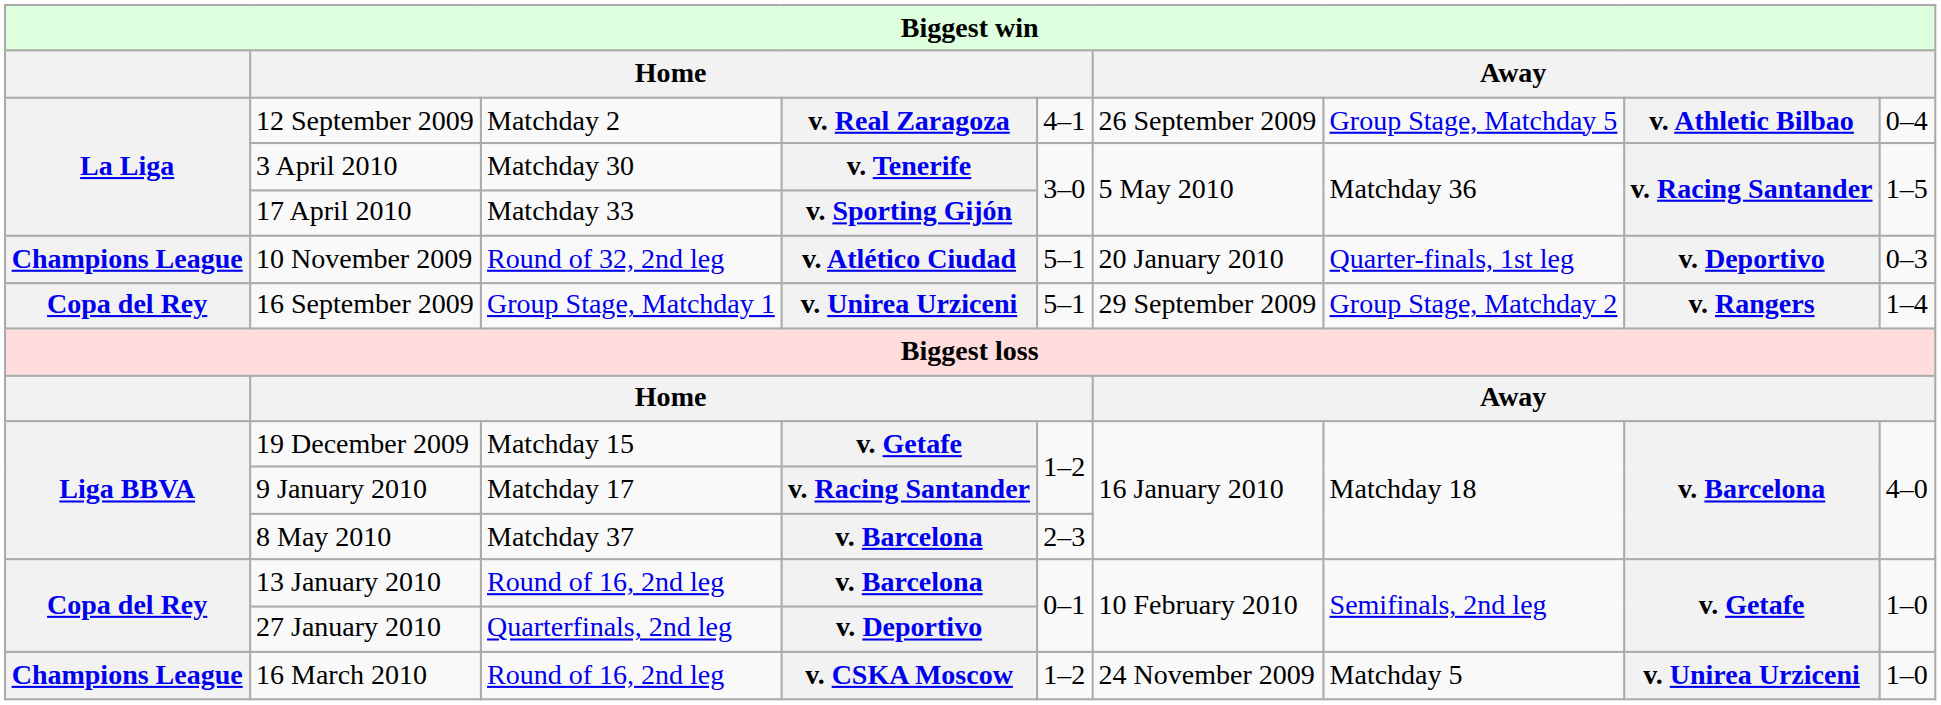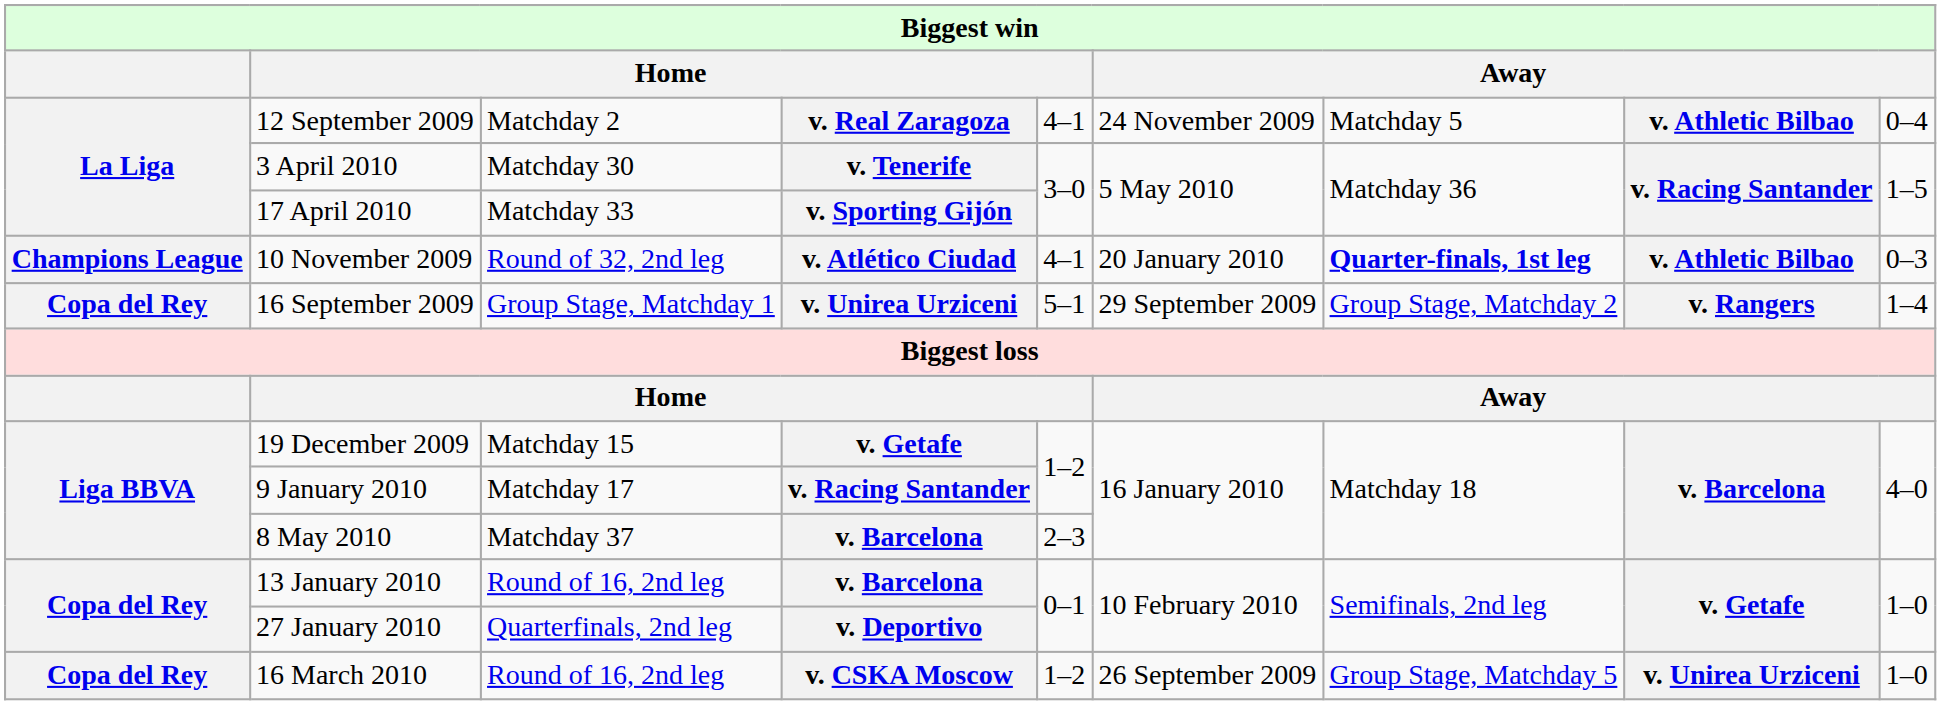(1207, 119) 26 September 2009 -> (1207, 119) 24 November 2009
(1473, 119) Group Stage, Matchday 5 -> (1396, 119) Matchday 5
(1064, 258) 5–1 -> (1064, 258) 4–1
(1452, 258) normal -> (1460, 258) bold
(1752, 258) v. Deportivo -> (1752, 258) v. Athletic Bilbao
(127, 674) Champions League -> (127, 674) Copa del Rey
(1207, 674) 24 November 2009 -> (1207, 674) 26 September 2009
(1396, 674) Matchday 5 -> (1473, 674) Group Stage, Matchday 5
